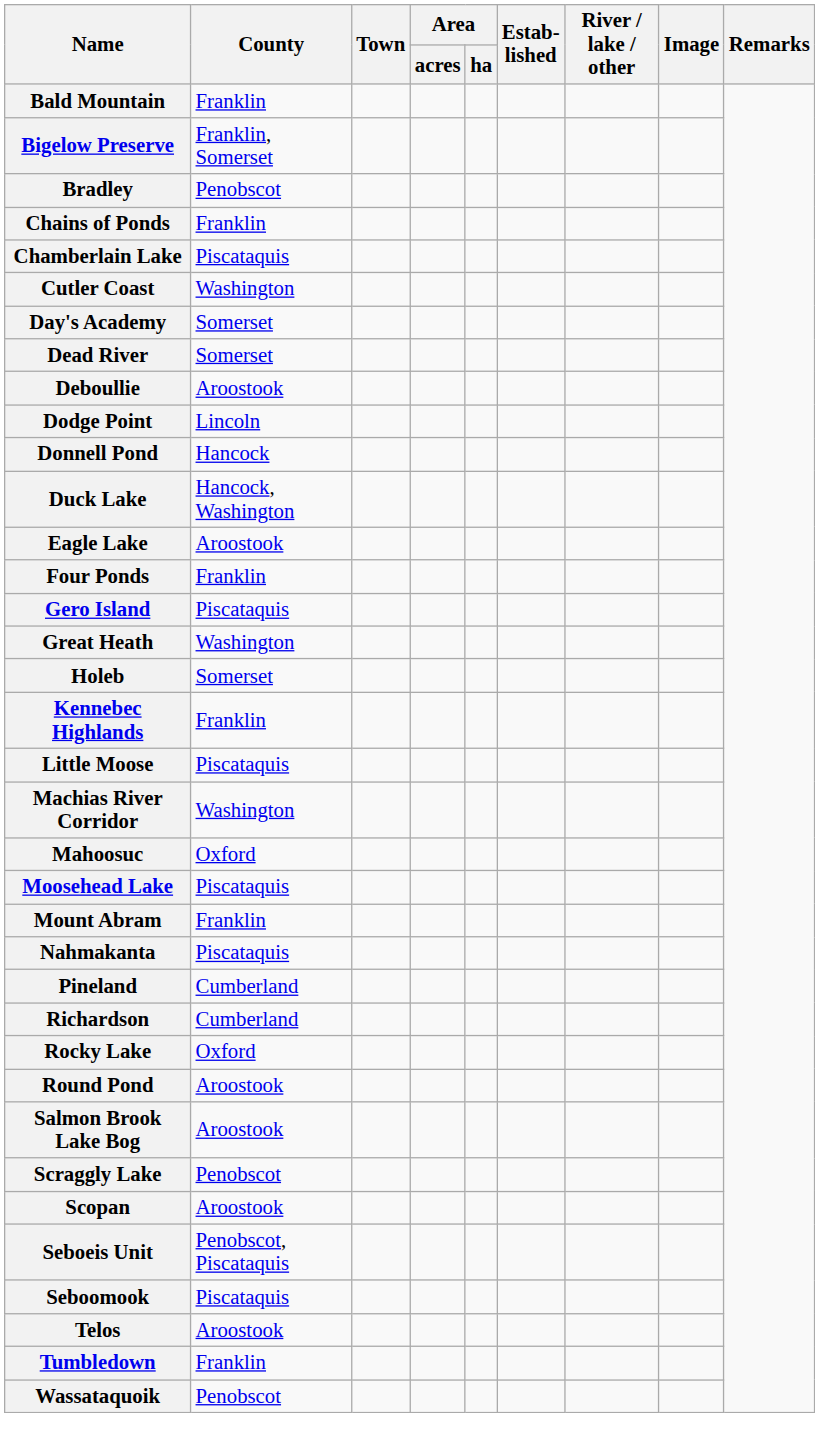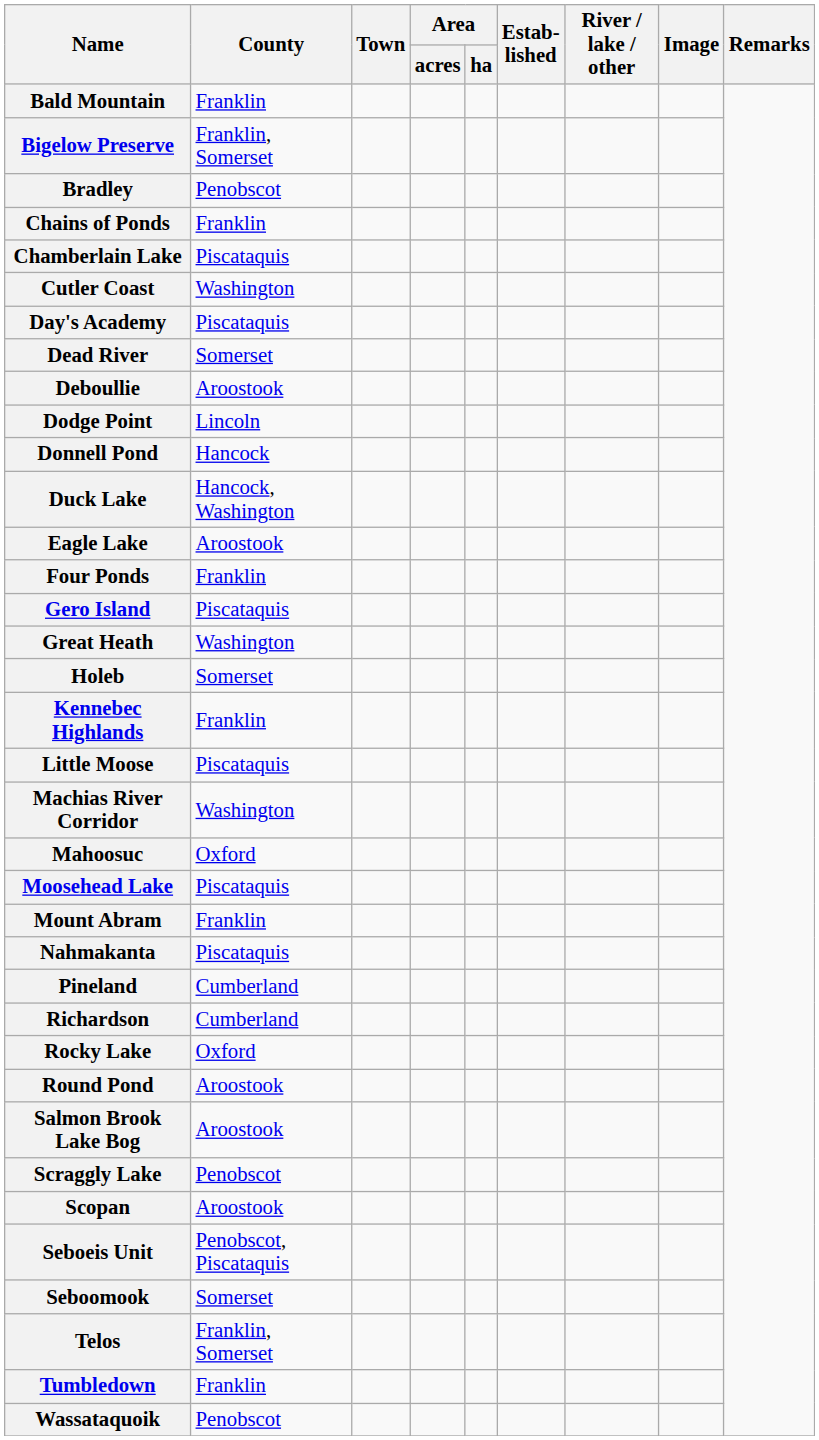(234, 322) Somerset -> (242, 322) Piscataquis
(242, 1296) Piscataquis -> (234, 1296) Somerset
(239, 1329) Aroostook -> (234, 1341) Franklin, Somerset
